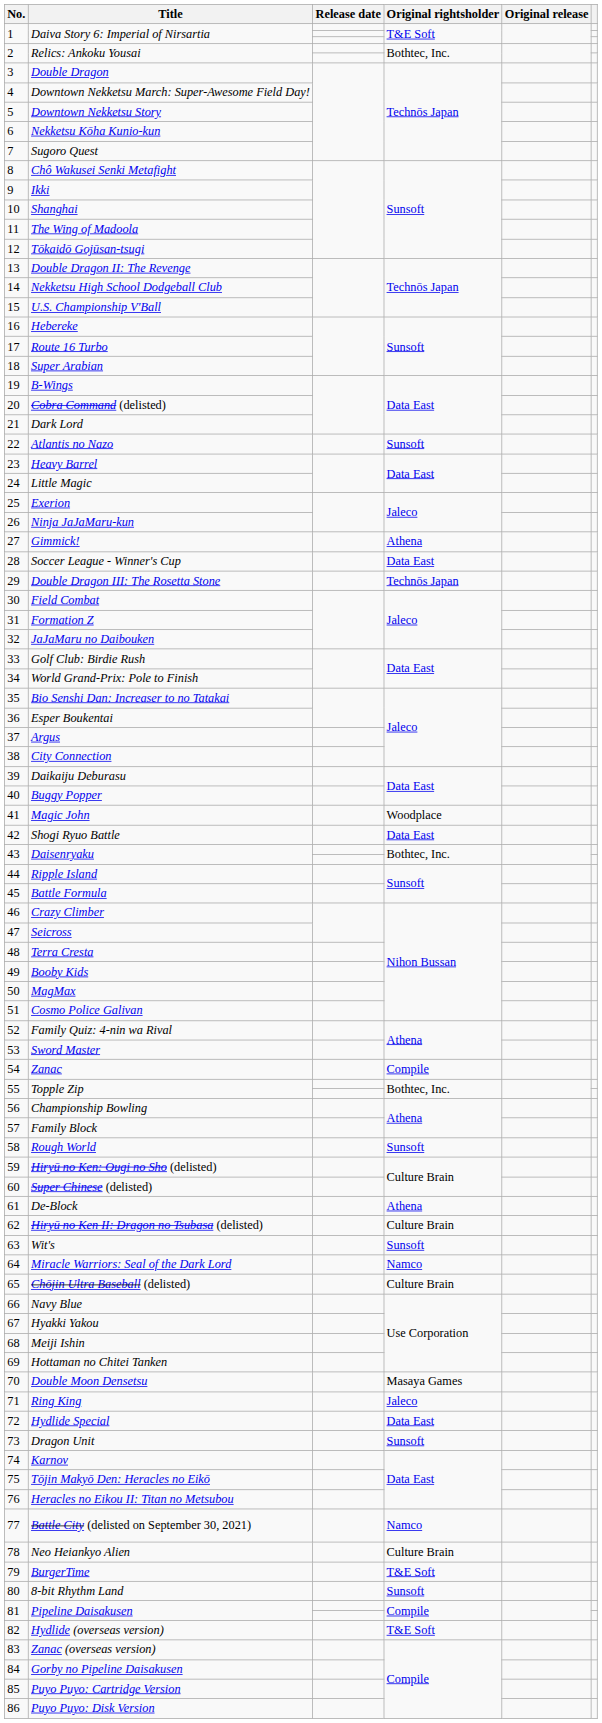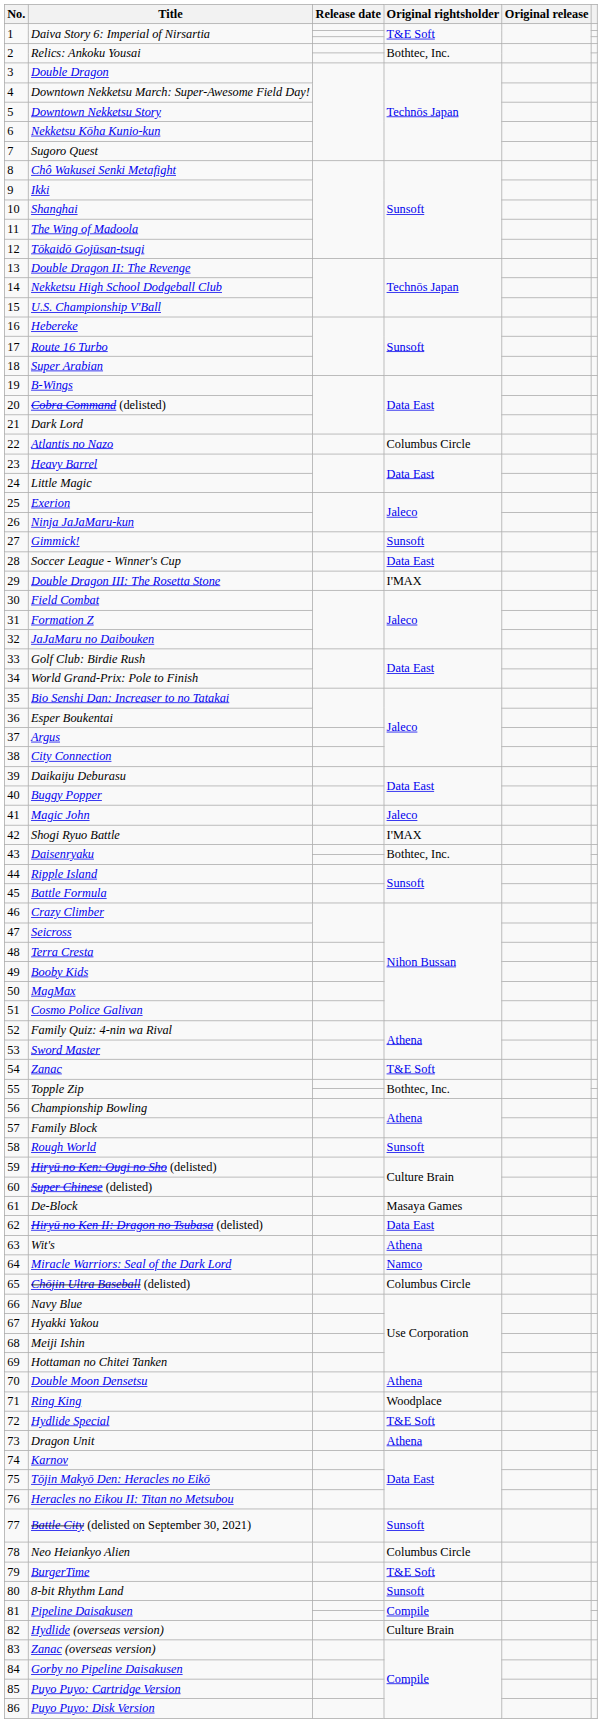(405, 444) Sunsoft -> (429, 444) Columbus Circle
(404, 541) Athena -> (405, 541) Sunsoft
(423, 580) Technōs Japan -> (404, 580) I'MAX
(414, 815) Woodplace -> (402, 815) Jaleco
(410, 834) Data East -> (404, 834) I'MAX
(408, 1069) Compile -> (411, 1069) T&E Soft
(404, 1206) Athena -> (424, 1206) Masaya Games
(420, 1225) Culture Brain -> (410, 1225) Data East
(405, 1245) Sunsoft -> (404, 1245) Athena
(420, 1284) Culture Brain -> (429, 1284) Columbus Circle
(424, 1381) Masaya Games -> (404, 1381) Athena
(402, 1401) Jaleco -> (414, 1401) Woodplace
(410, 1421) Data East -> (411, 1421) T&E Soft
(405, 1440) Sunsoft -> (404, 1440) Athena
(404, 1525) Namco -> (405, 1525) Sunsoft
(420, 1552) Culture Brain -> (429, 1552) Columbus Circle
(411, 1630) T&E Soft -> (420, 1630) Culture Brain
